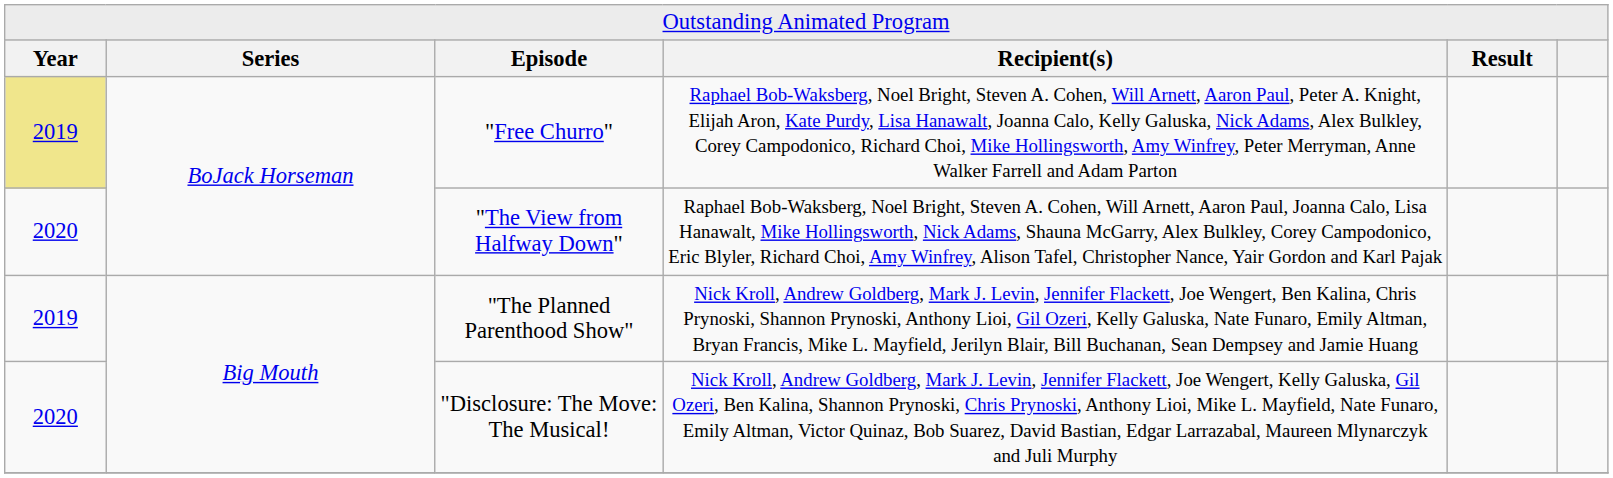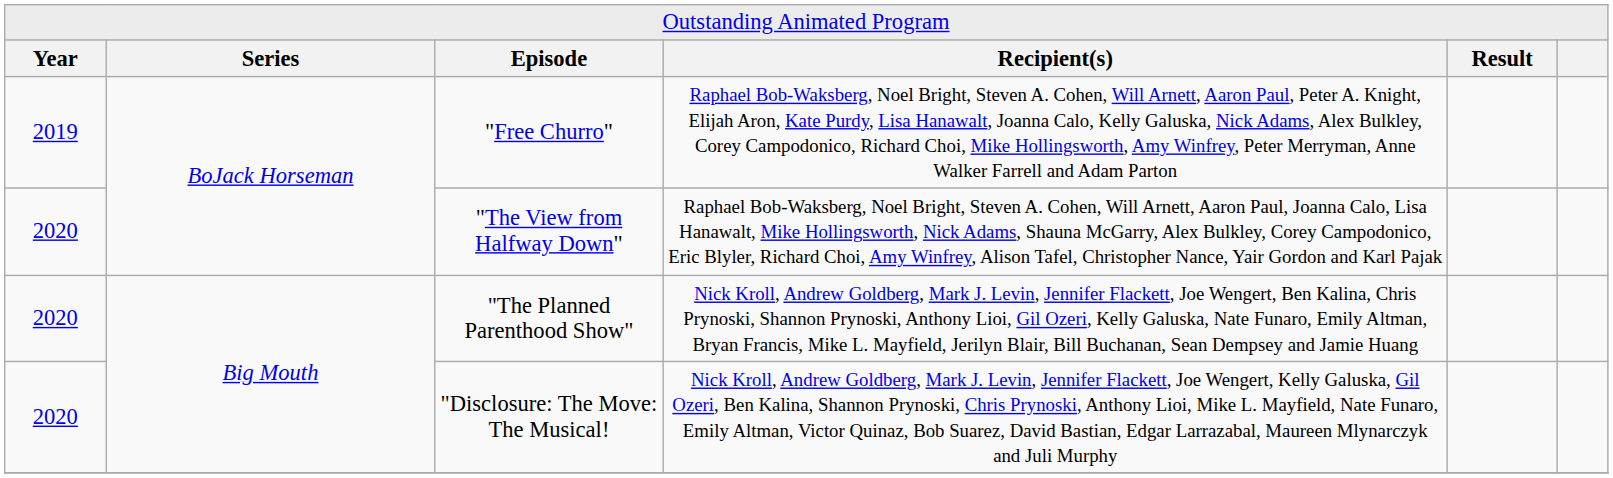(55, 132) khaki background -> (55, 132) no background
(55, 317) 2019 -> (55, 317) 2020
